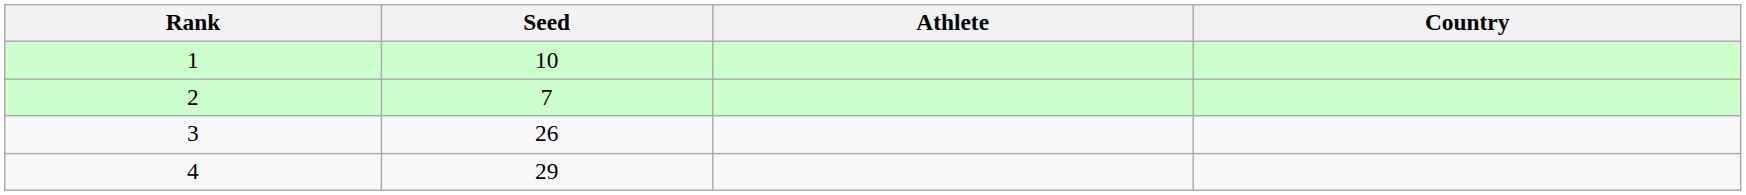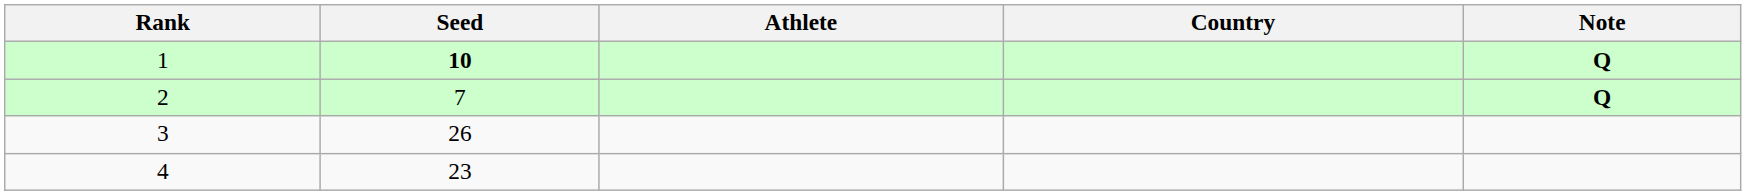+ column: (1602, 23)
(547, 60) normal -> (460, 60) bold
(547, 171) 29 -> (460, 171) 23
